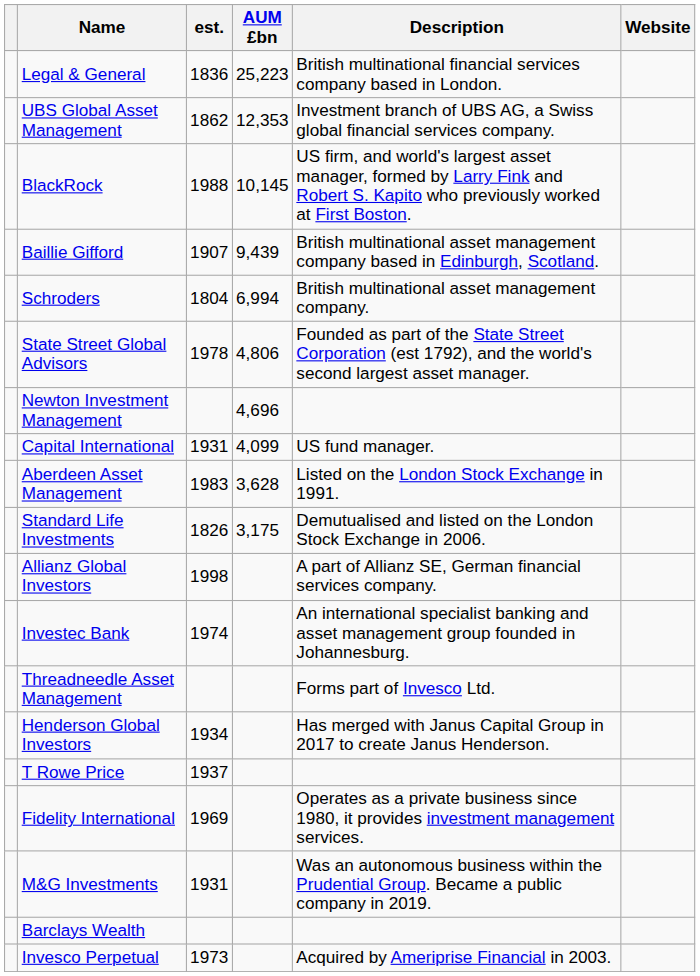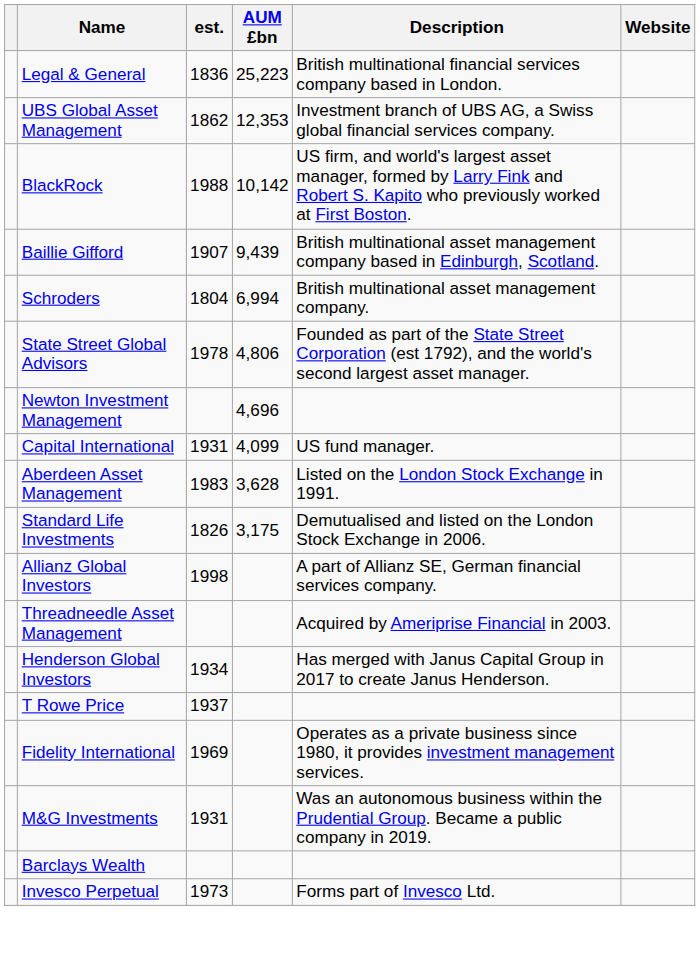(262, 186) 10,145 -> (262, 186) 10,142
- row: (75, 632)
(396, 688) Forms part of Invesco Ltd. -> (454, 623) Acquired by Ameriprise Financial in 2003.
(454, 957) Acquired by Ameriprise Financial in 2003. -> (396, 891) Forms part of Invesco Ltd.
